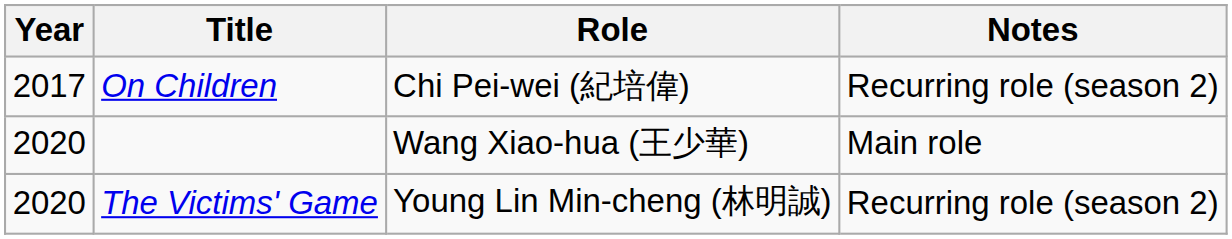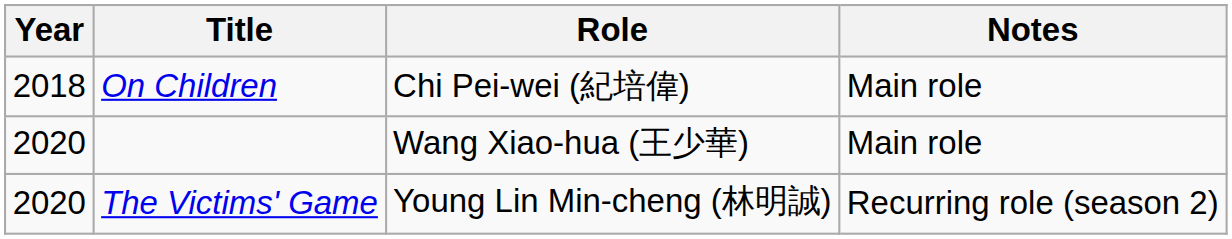(49, 85) 2017 -> (49, 85) 2018
(1033, 85) Recurring role (season 2) -> (915, 85) Main role
